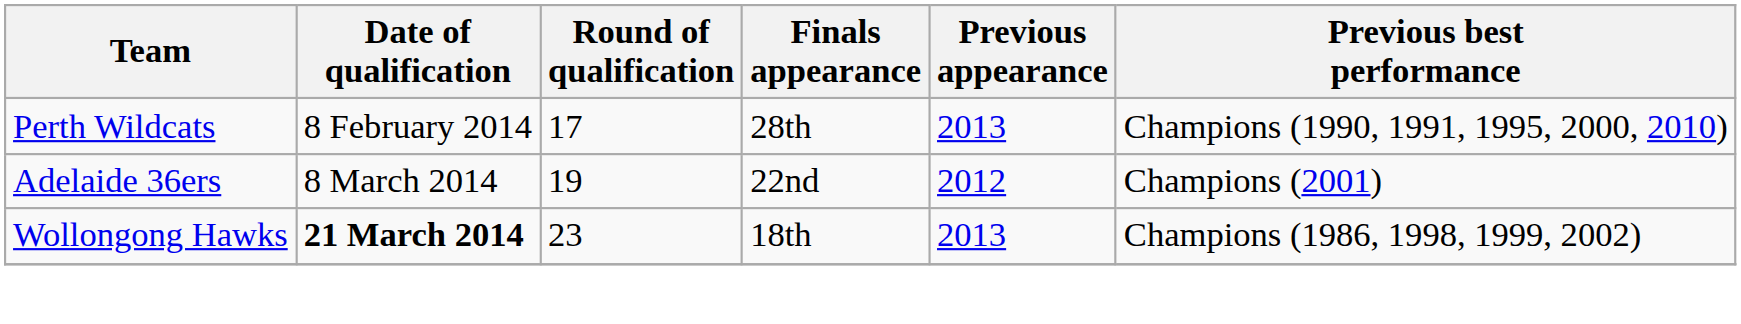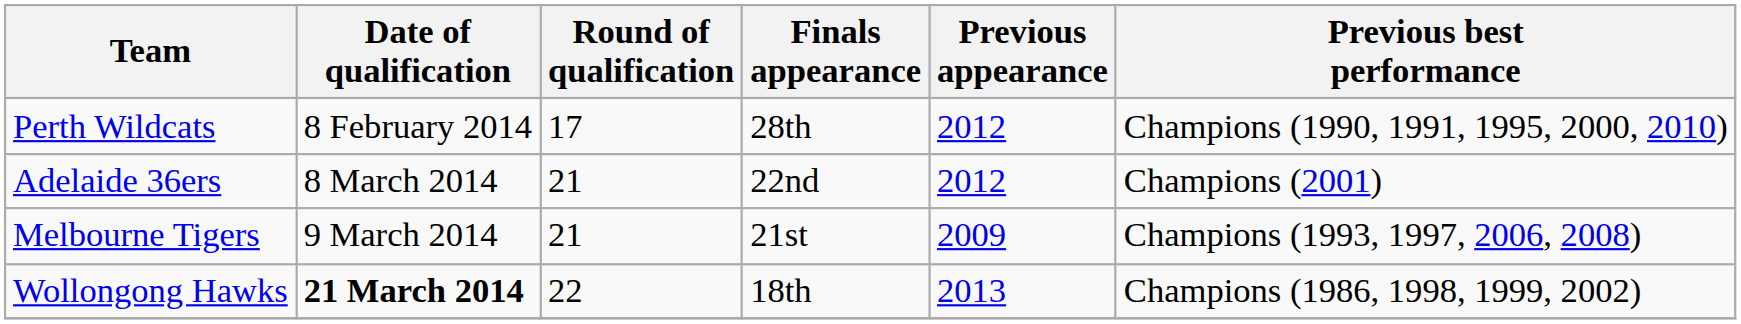(972, 125) 2013 -> (972, 125) 2012
(565, 180) 19 -> (565, 180) 21
+ row: (136, 235)
(565, 235) 23 -> (565, 290) 22
